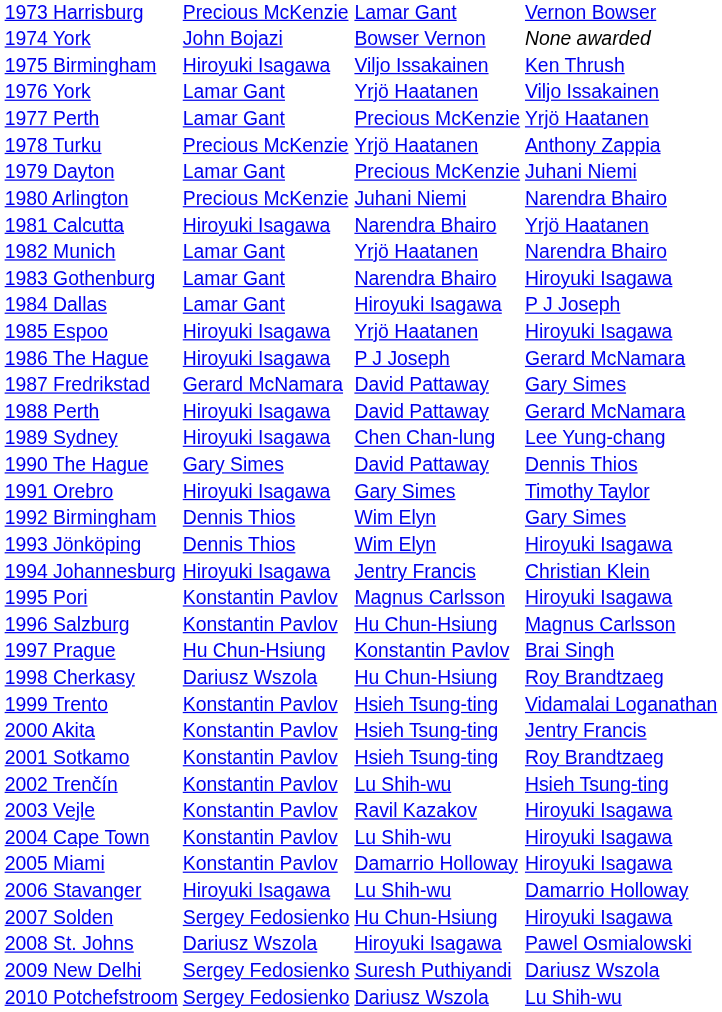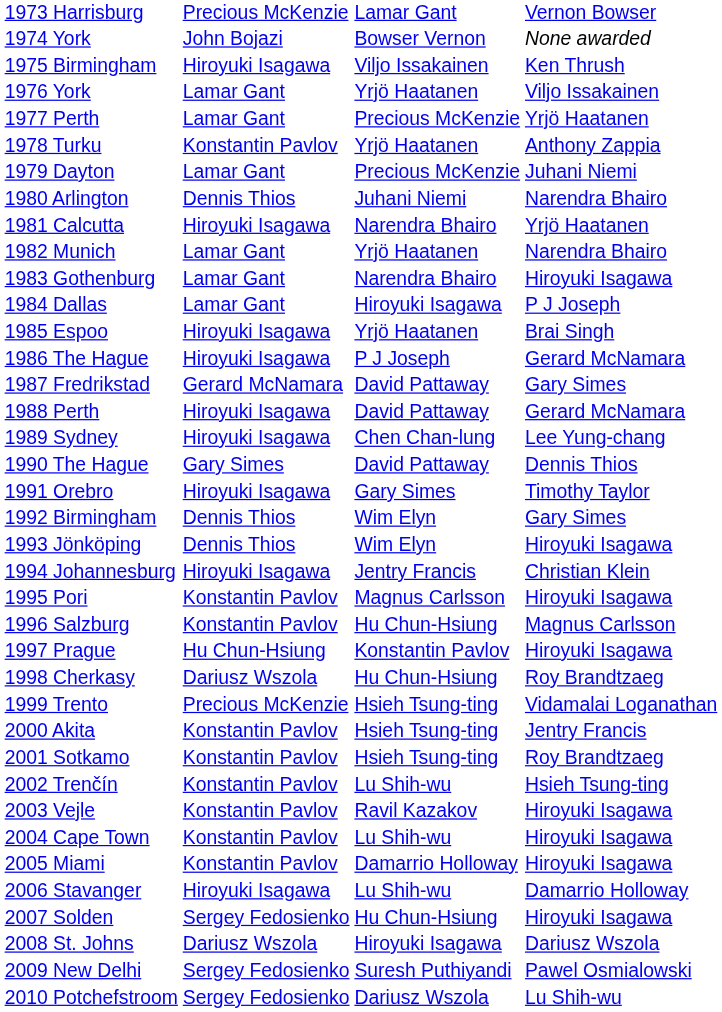(266, 145) Precious McKenzie -> (260, 145) Konstantin Pavlov
(266, 198) Precious McKenzie -> (239, 198) Dennis Thios
(599, 331) Hiroyuki Isagawa -> (570, 331) Brai Singh
(570, 651) Brai Singh -> (599, 651) Hiroyuki Isagawa
(260, 704) Konstantin Pavlov -> (266, 704) Precious McKenzie
(608, 944) Pawel Osmialowski -> (592, 944) Dariusz Wszola
(592, 970) Dariusz Wszola -> (608, 970) Pawel Osmialowski
